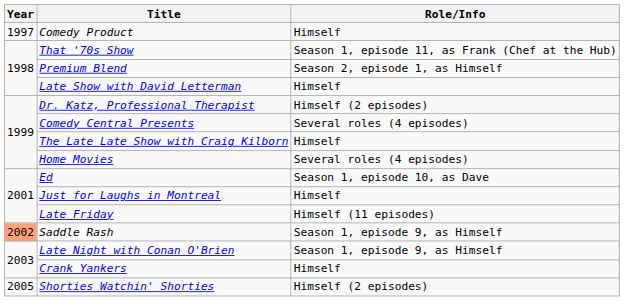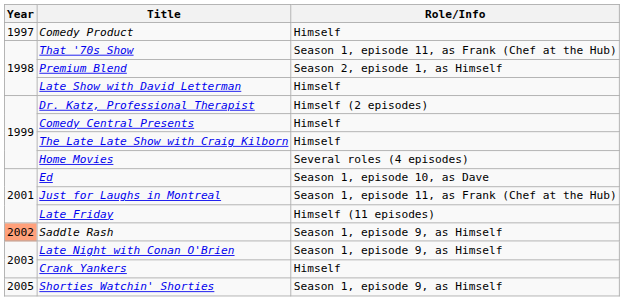(381, 123) Several roles (4 episodes) -> (317, 123) Himself
(317, 196) Himself -> (455, 196) Season 1, episode 11, as Frank (Chef at the Hub)
(361, 287) Himself (2 episodes) -> (398, 287) Season 1, episode 9, as Himself
